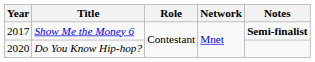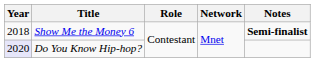(18, 31) 2017 -> (18, 31) 2018
(18, 48) no background -> (18, 48) lavender background
